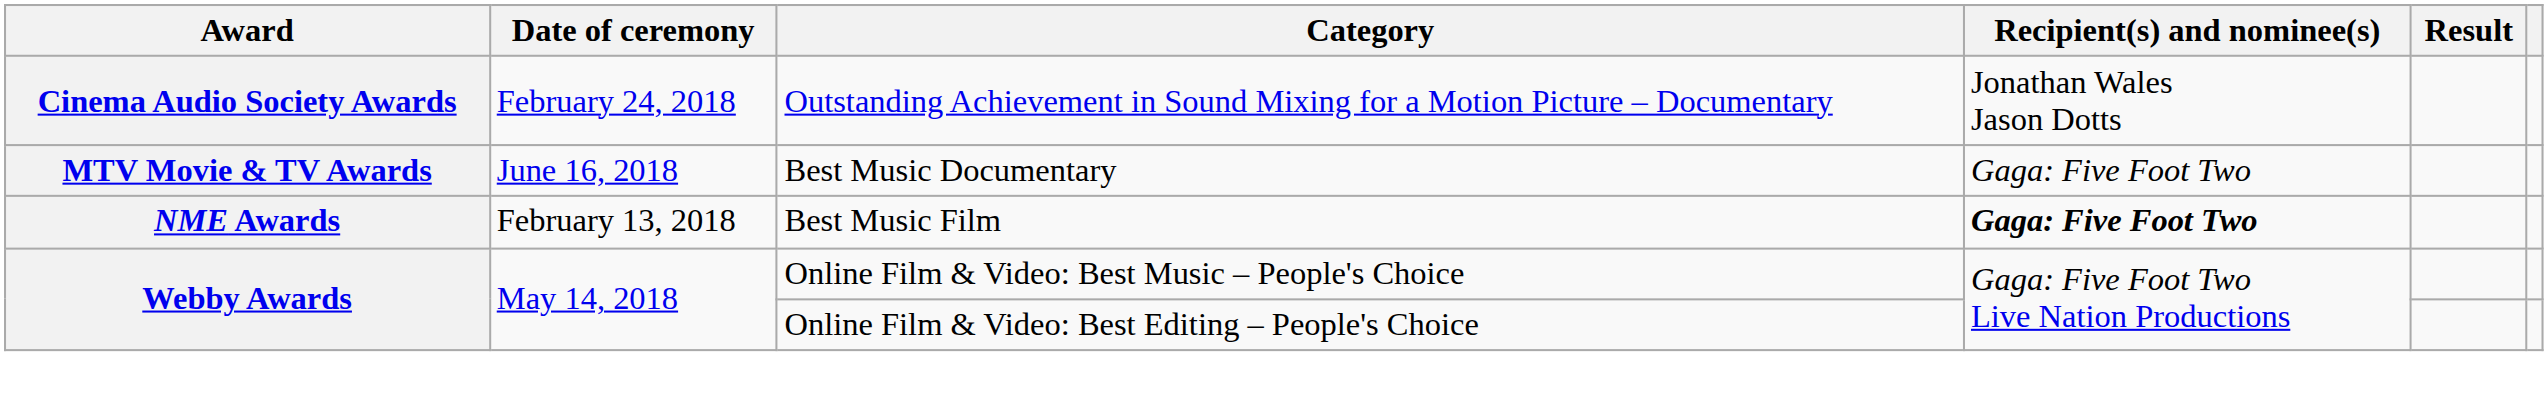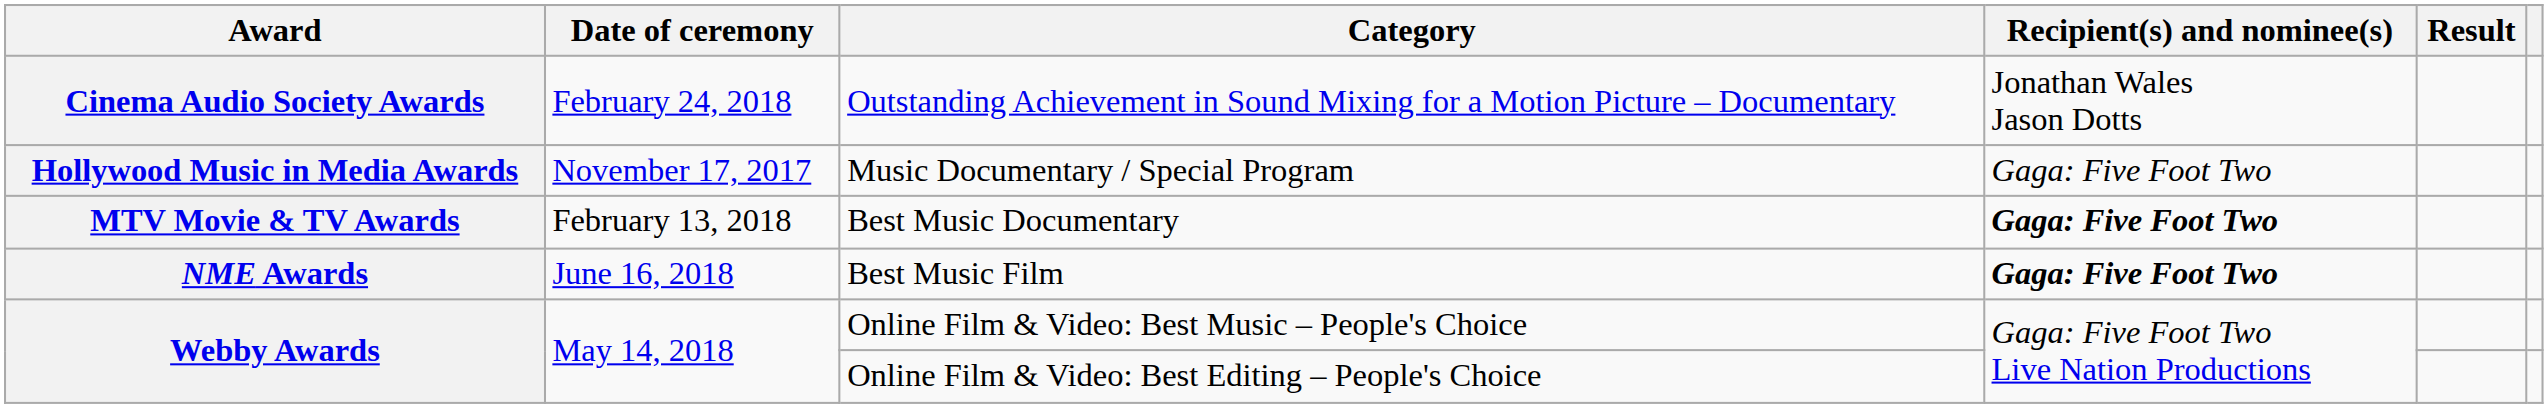+ row: (1101, 169)
(587, 169) June 16, 2018 -> (672, 221) February 13, 2018
(2111, 169) normal -> (2135, 221) bold
(616, 221) February 13, 2018 -> (643, 272) June 16, 2018
